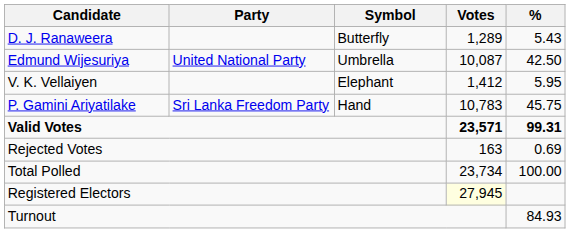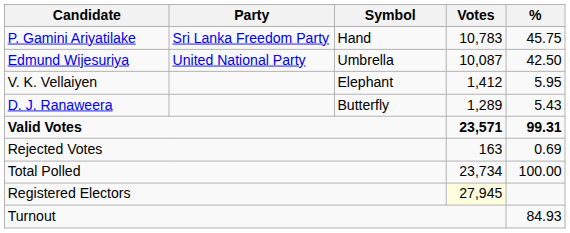rows swapped: (72, 104) <-> (60, 37)
